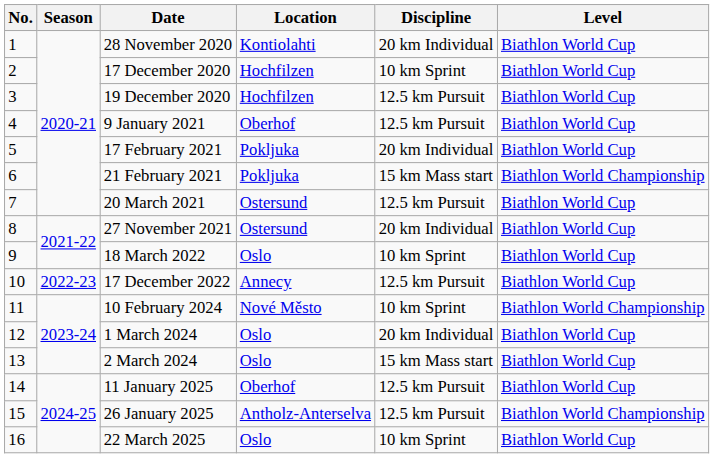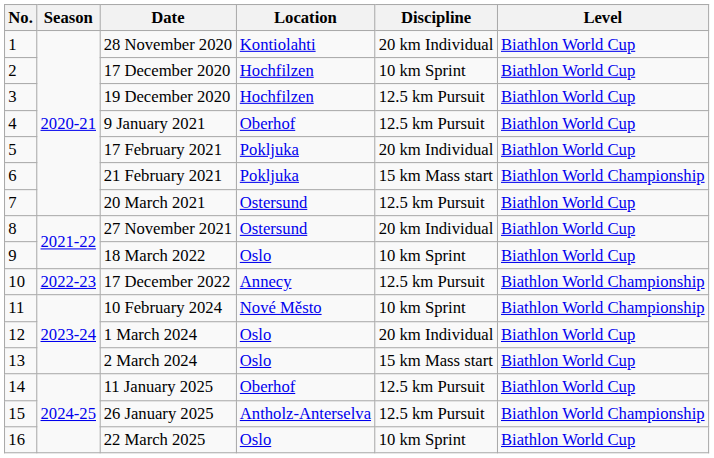(568, 281) Biathlon World Cup -> (603, 281) Biathlon World Championship
